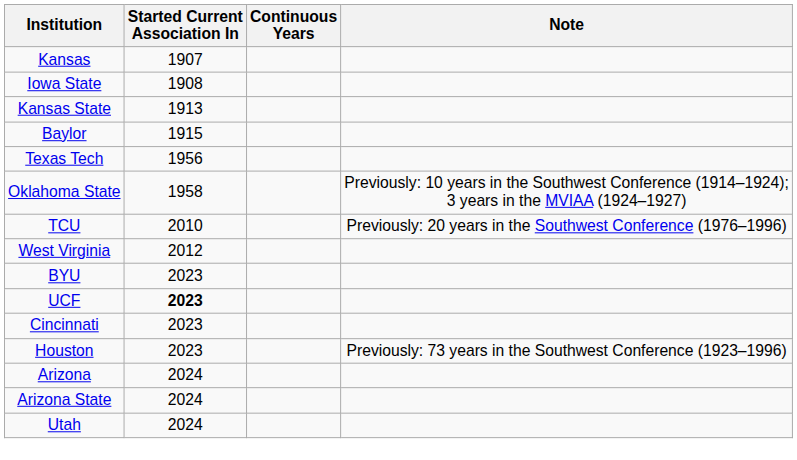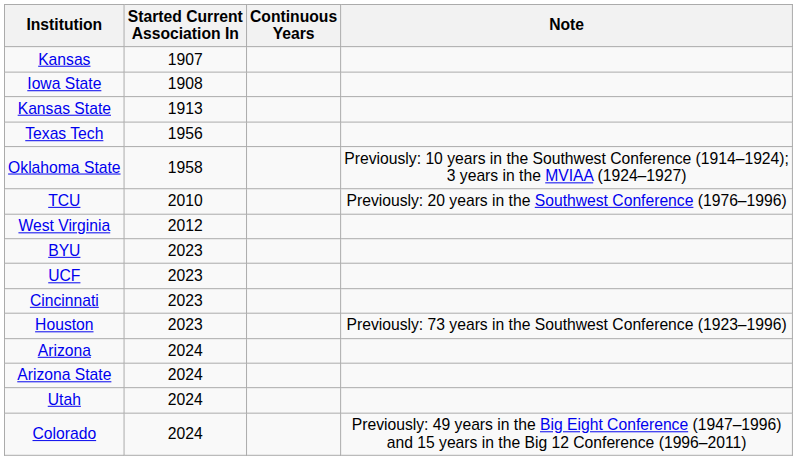- row: (64, 134)
(185, 300) bold -> (185, 276) normal
+ row: (64, 434)
